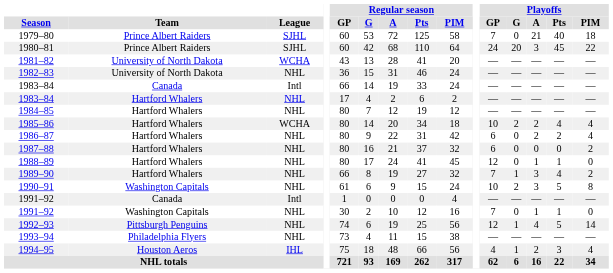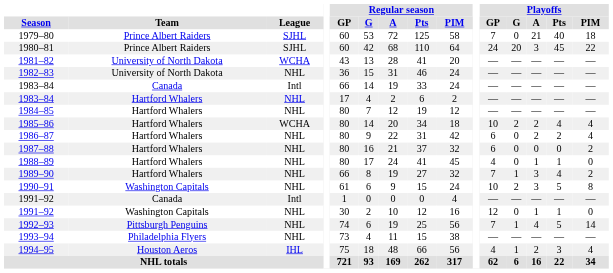(493, 161) 12 -> (493, 161) 4
(493, 212) 7 -> (493, 212) 12
(493, 224) 12 -> (493, 224) 7
